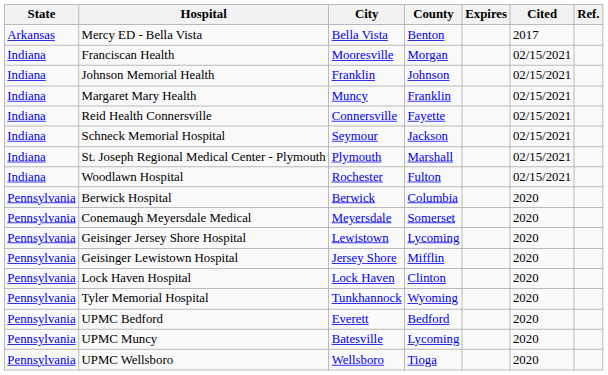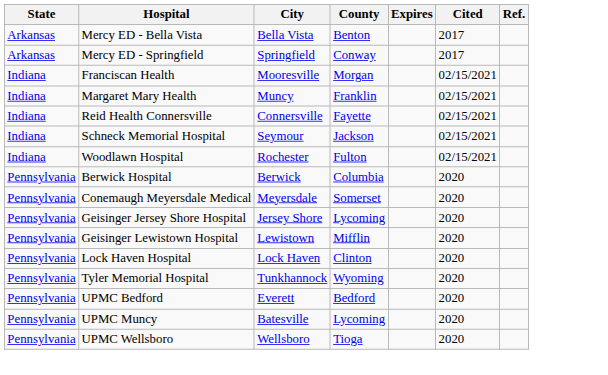+ row: (142, 55)
- row: (148, 75)
- row: (204, 156)
(360, 237) Lewistown -> (290, 217) Jersey Shore
(364, 258) Jersey Shore -> (286, 237) Lewistown
